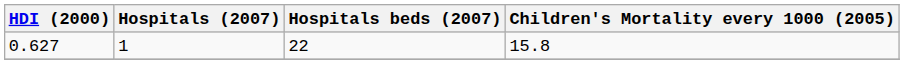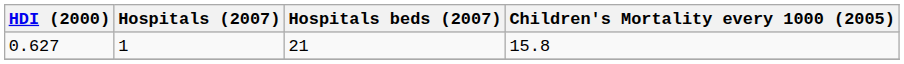(299, 46) 22 -> (299, 46) 21
